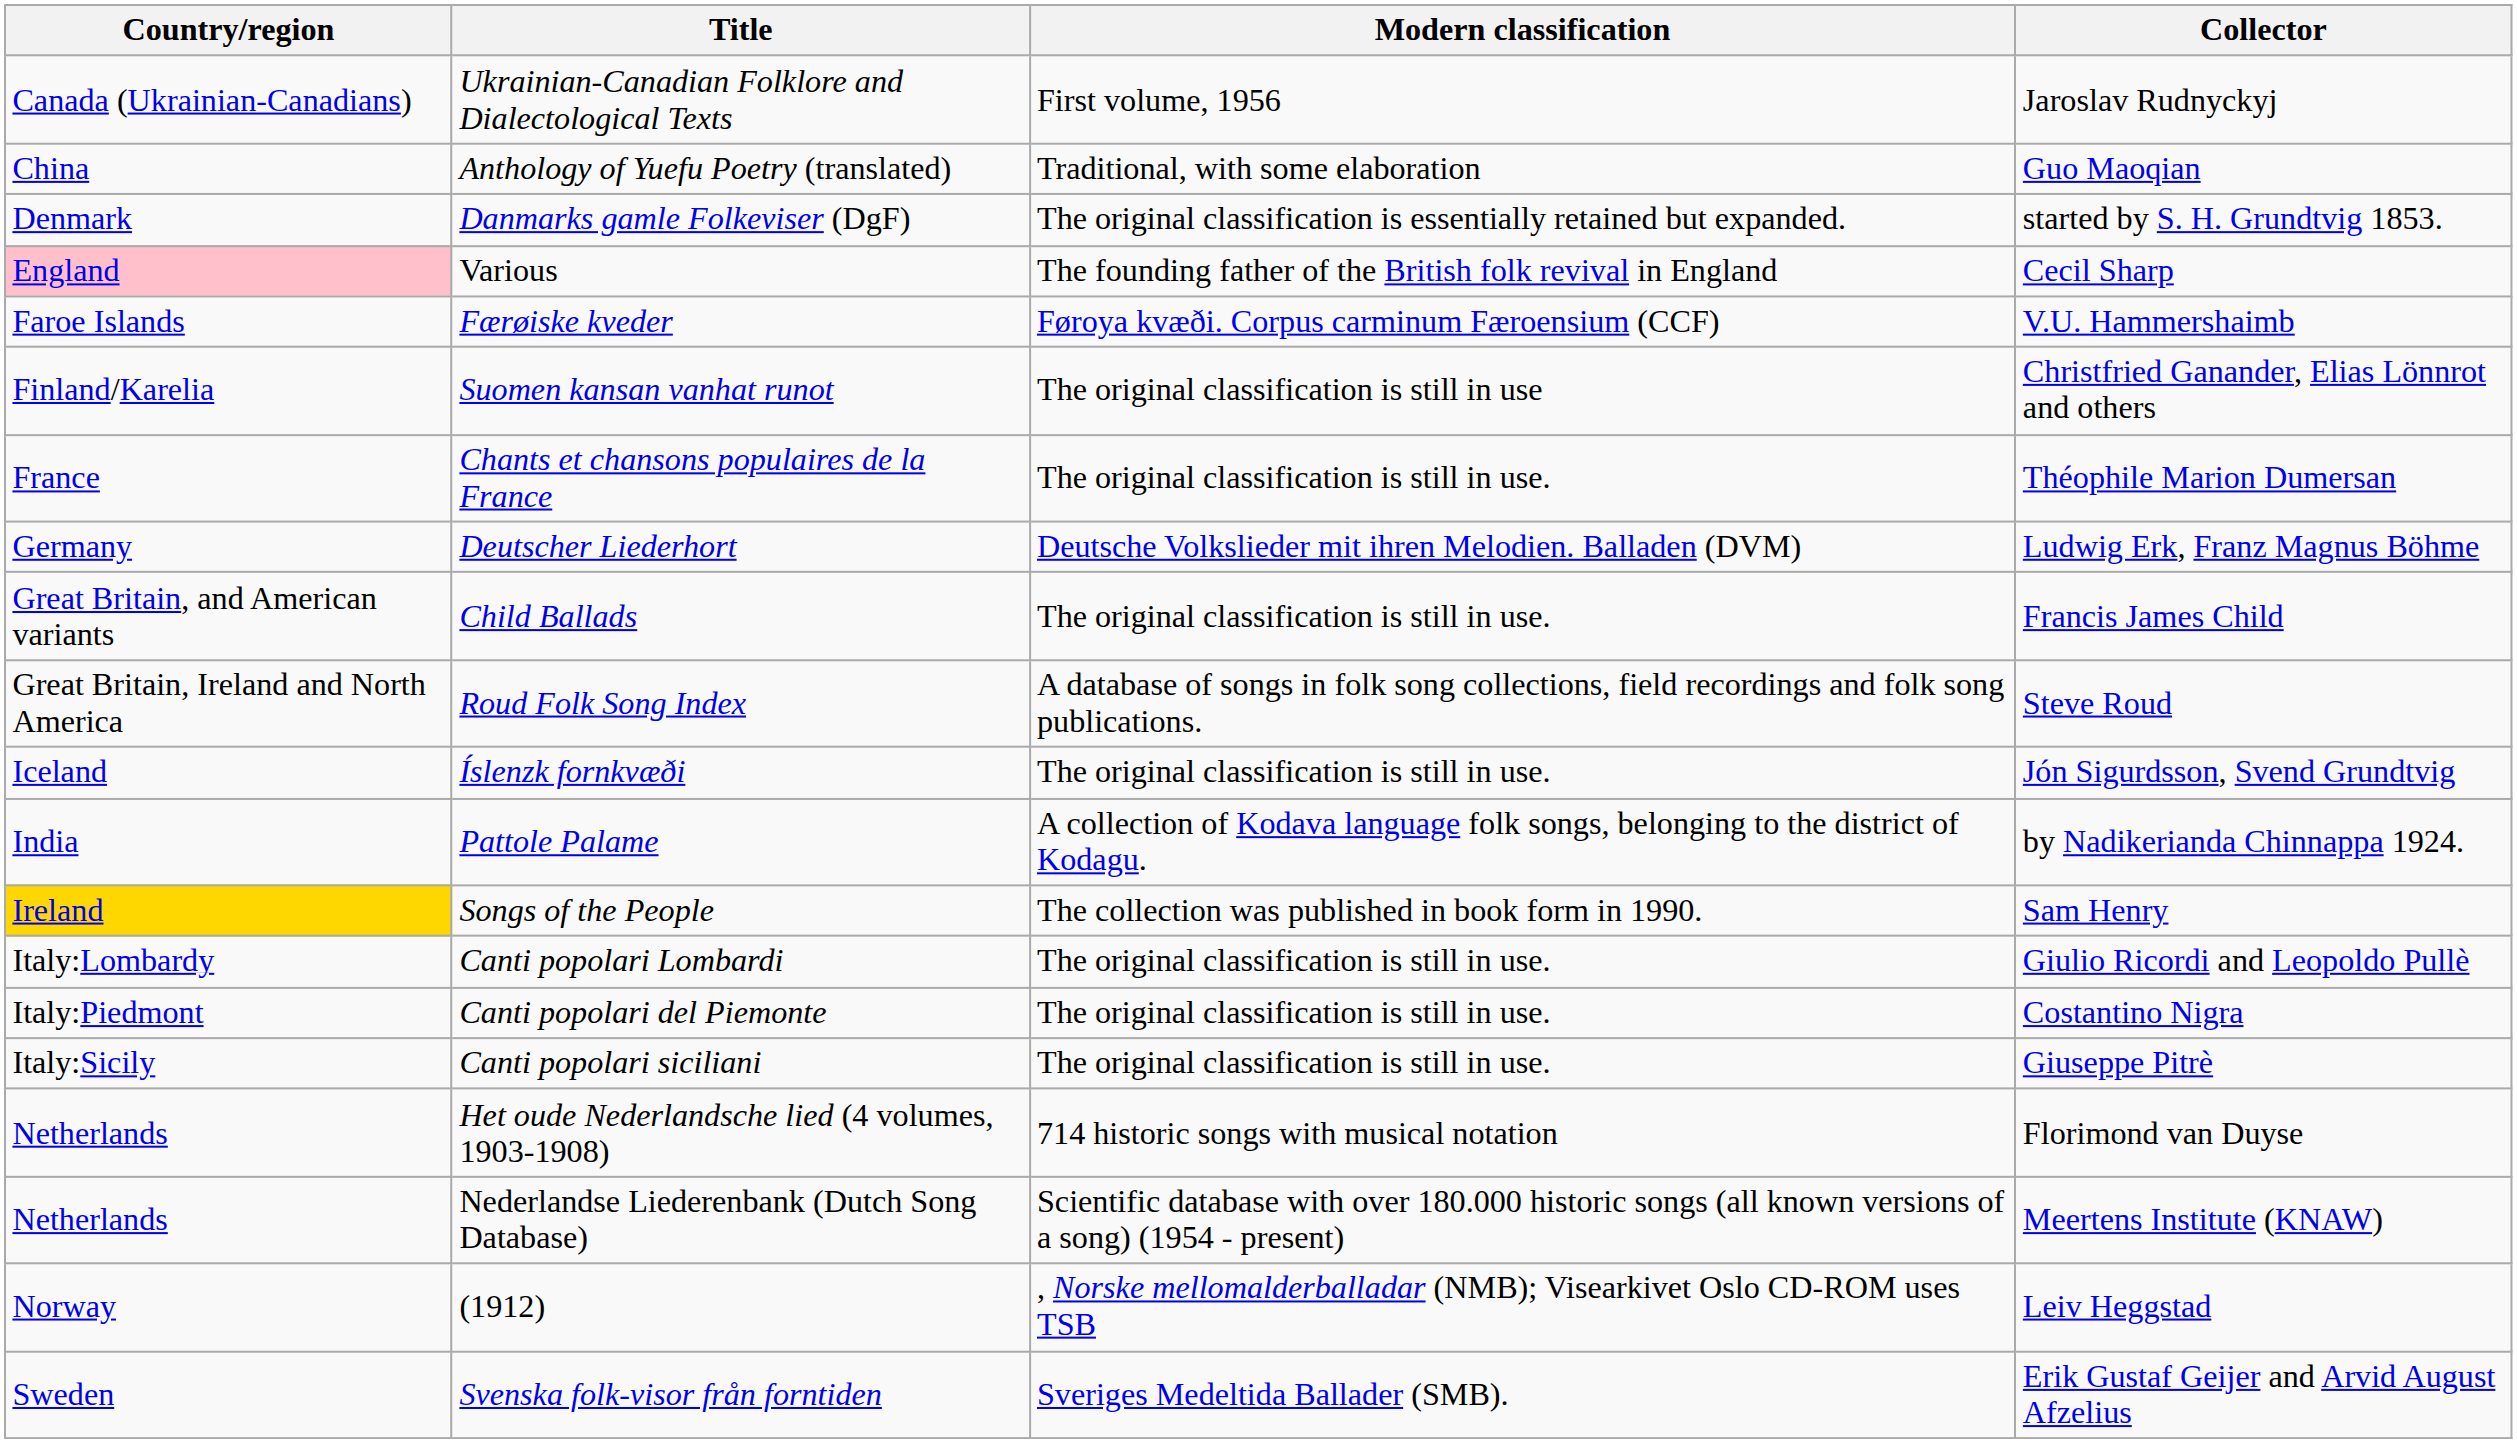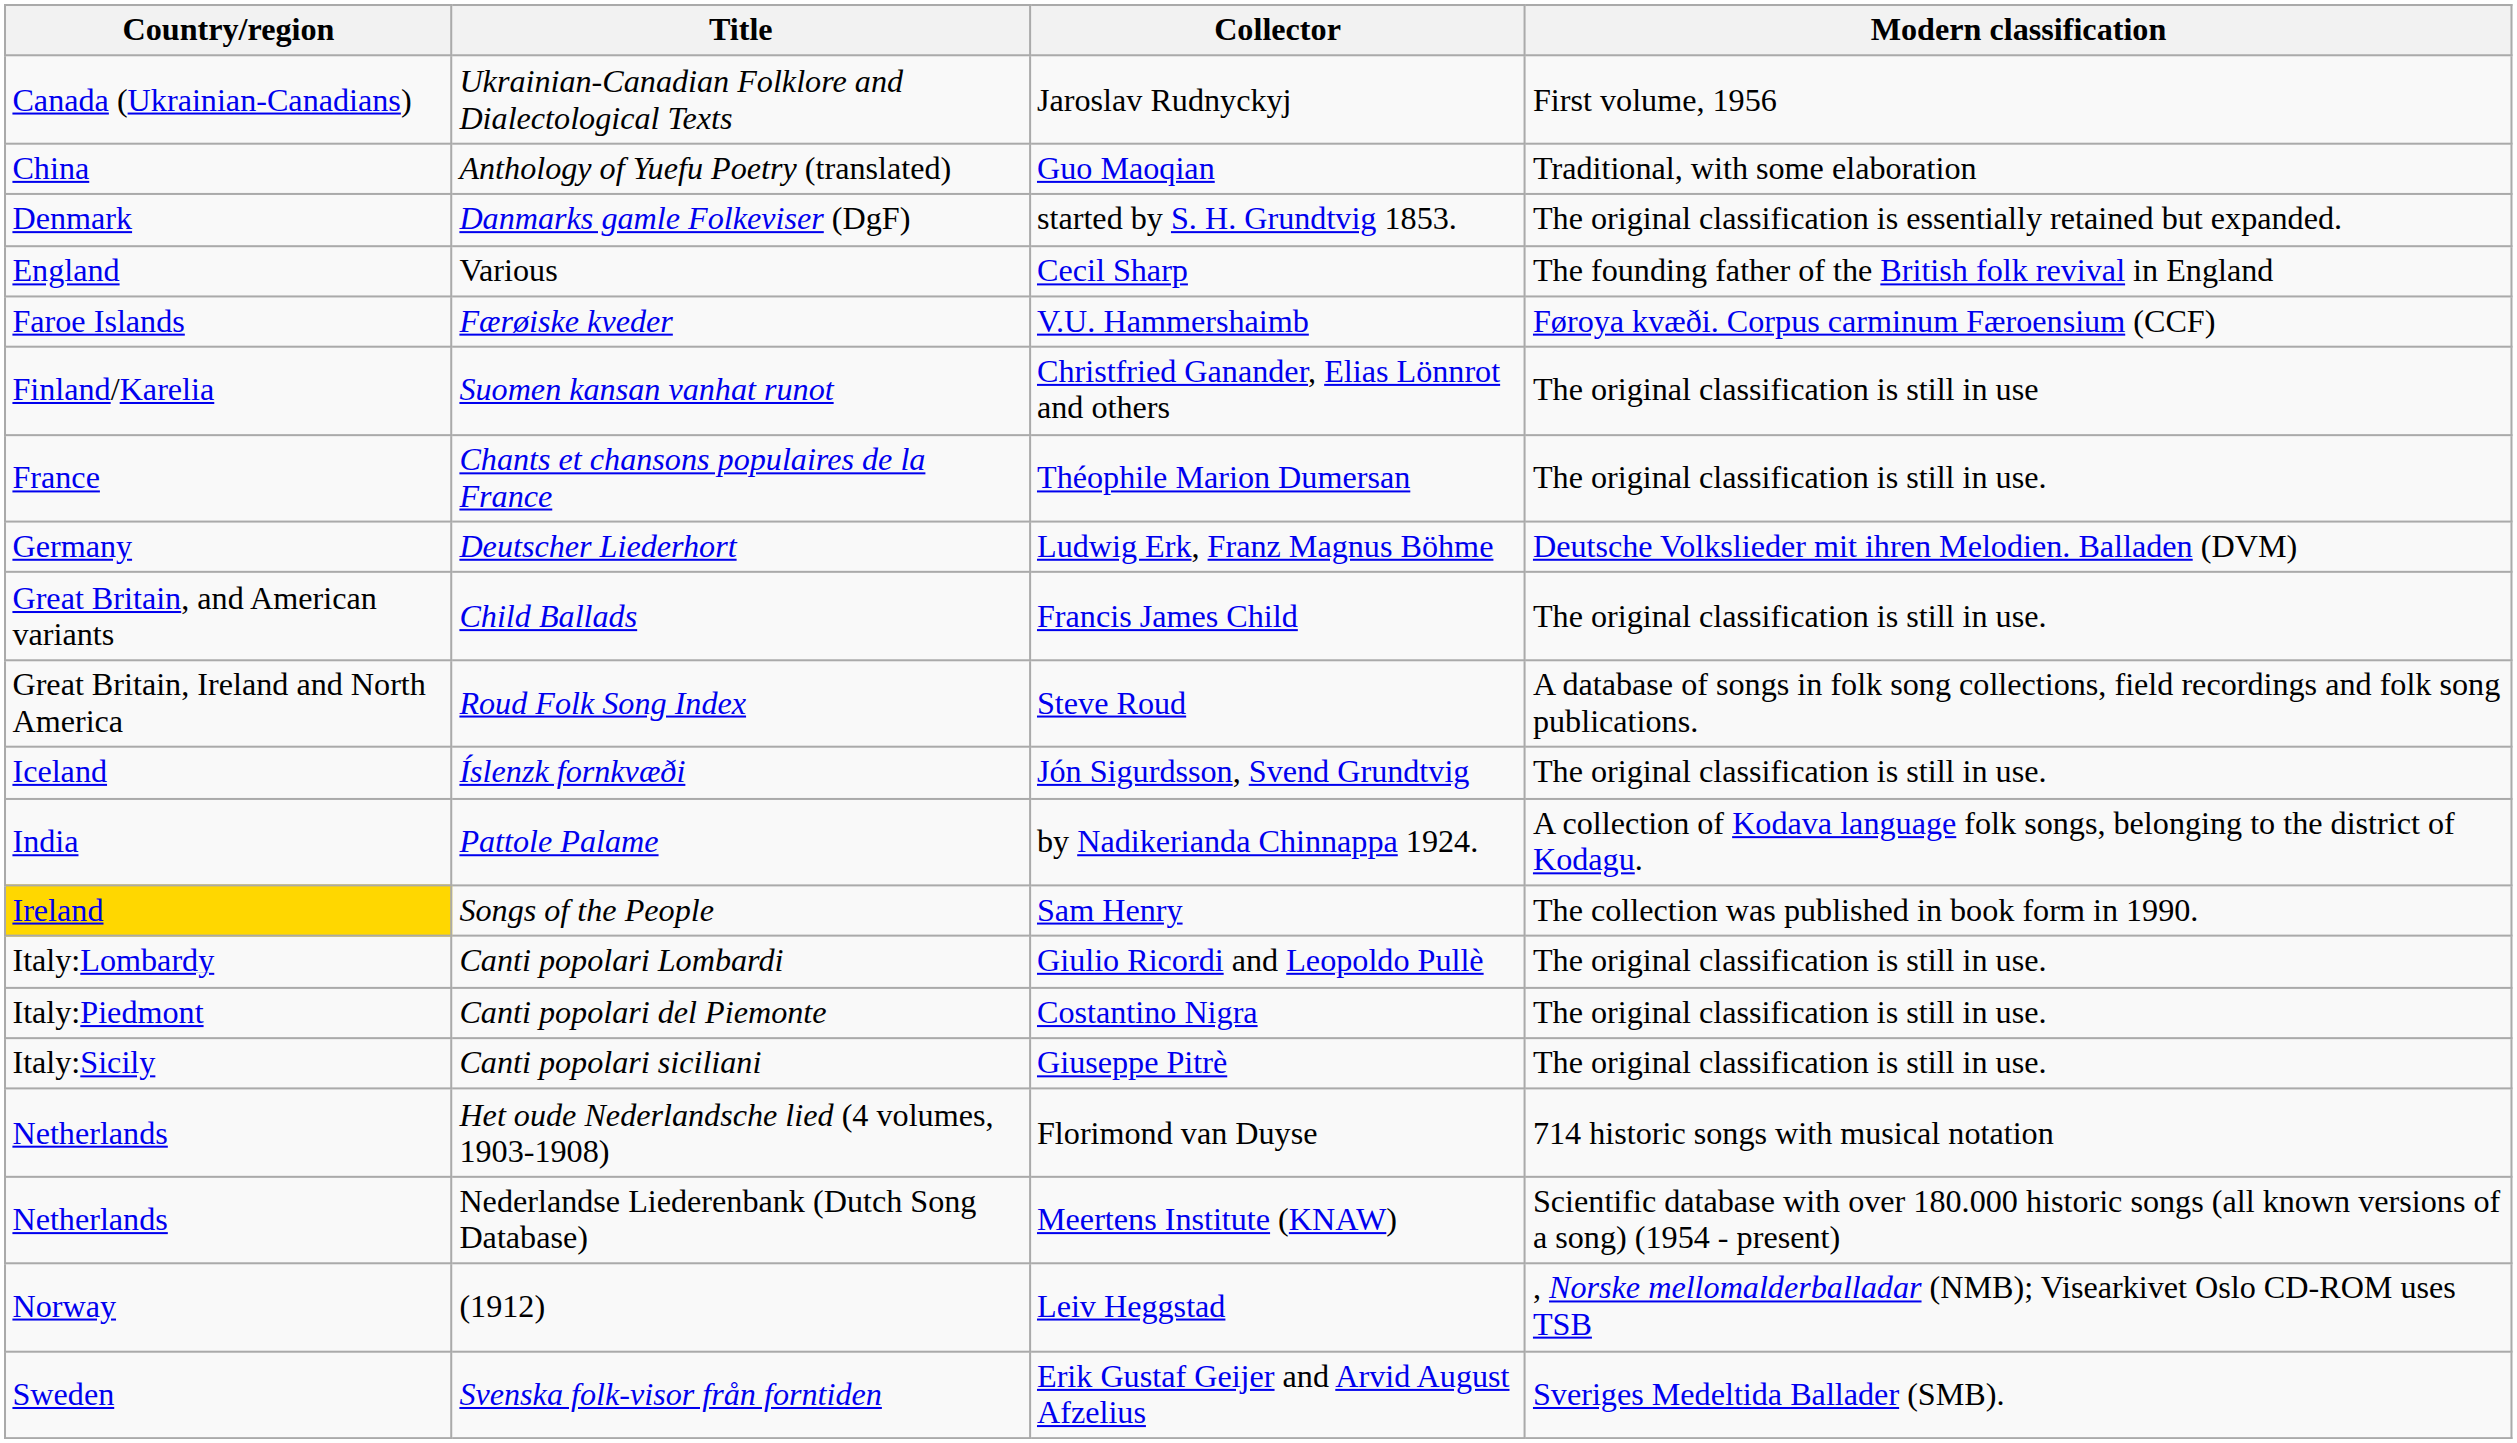columns swapped: (2263, 30) <-> (1522, 30)
(66, 270) pink background -> (66, 270) no background
